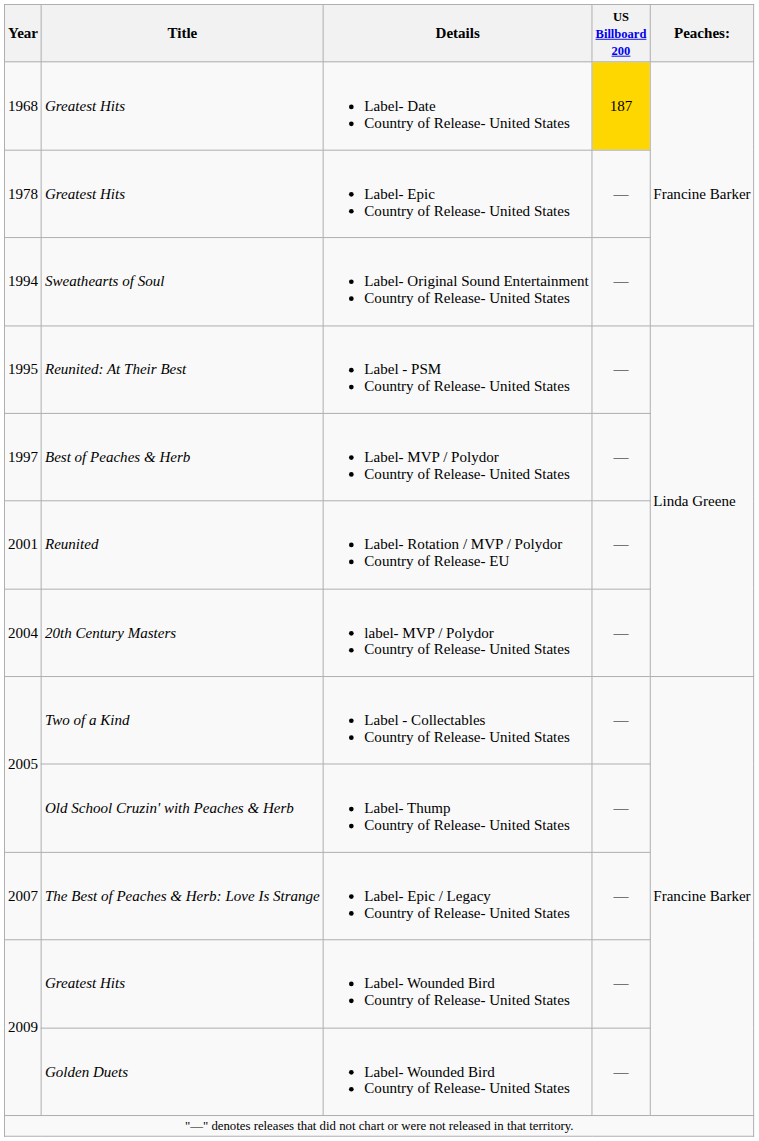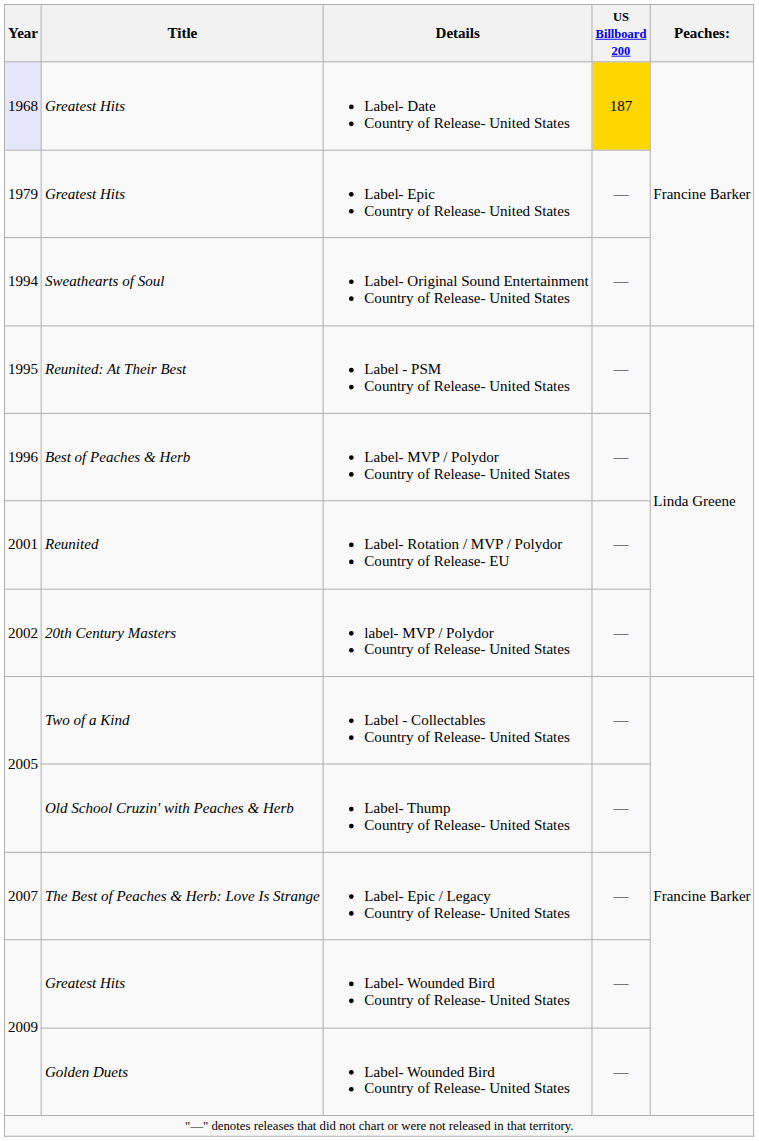(23, 106) no background -> (23, 106) lavender background
(23, 193) 1978 -> (23, 193) 1979
(23, 457) 1997 -> (23, 457) 1996
(23, 632) 2004 -> (23, 632) 2002
